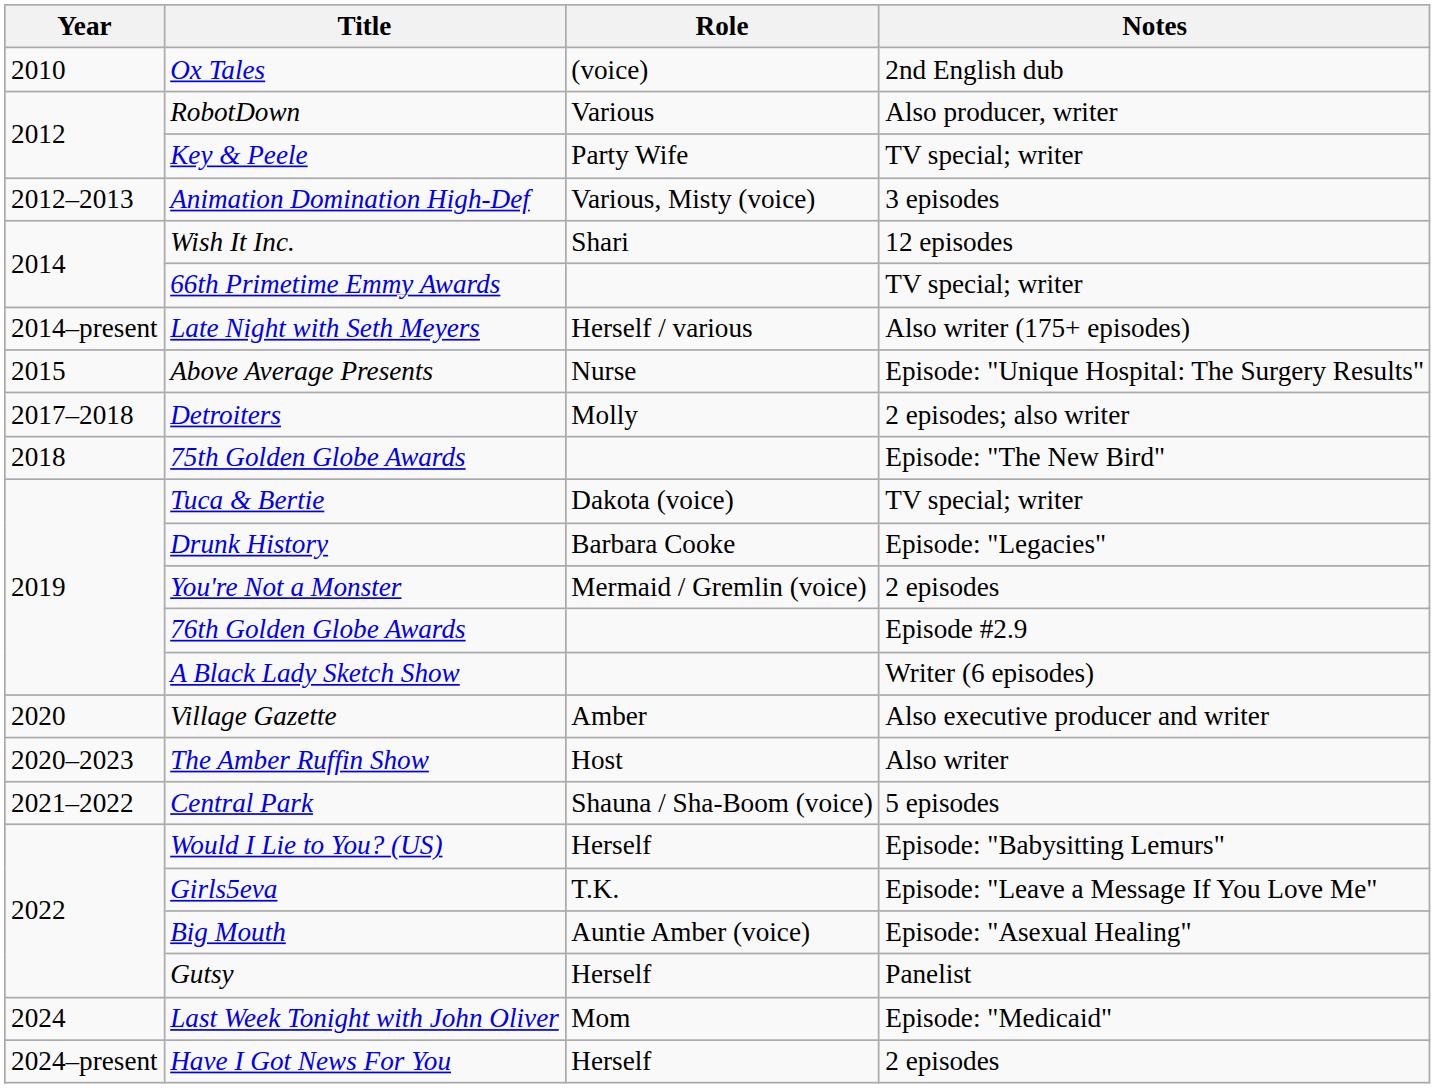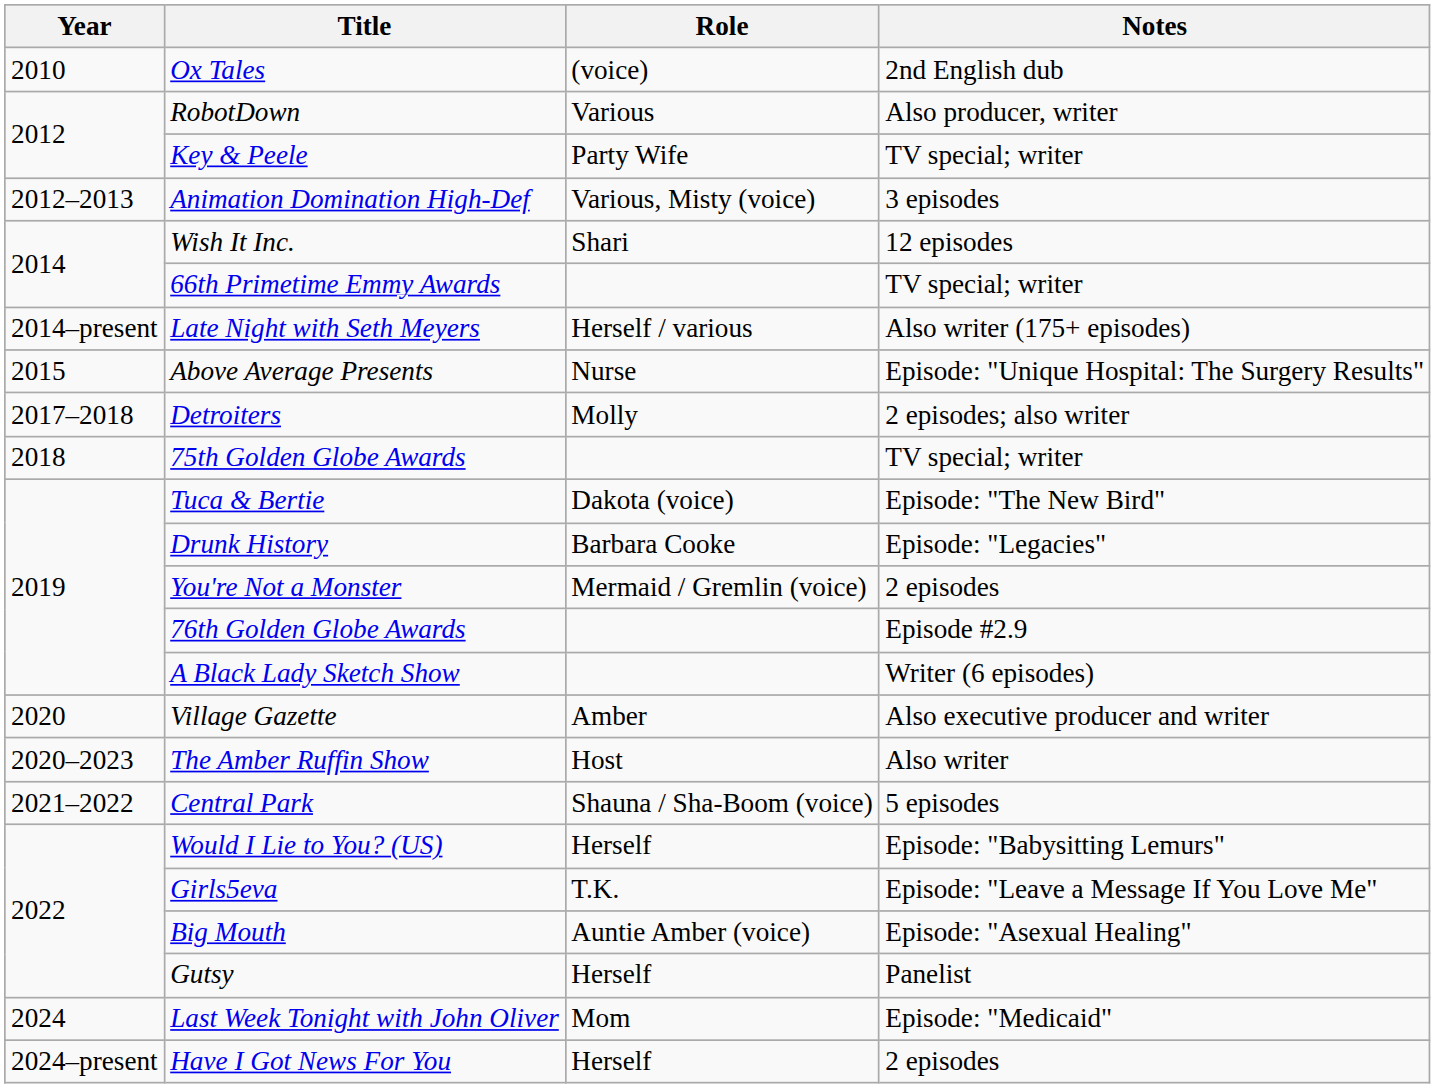(1025, 457) Episode: "The New Bird" -> (984, 457) TV special; writer
(984, 500) TV special; writer -> (1025, 500) Episode: "The New Bird"
